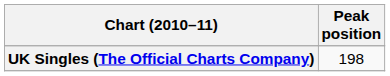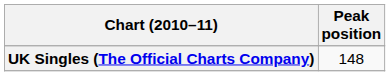(351, 58) 198 -> (351, 58) 148
